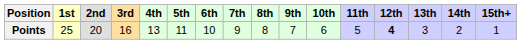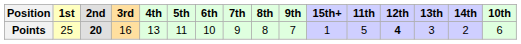columns swapped: (324, 13) <-> (496, 13)
(96, 30) normal -> (96, 30) bold
